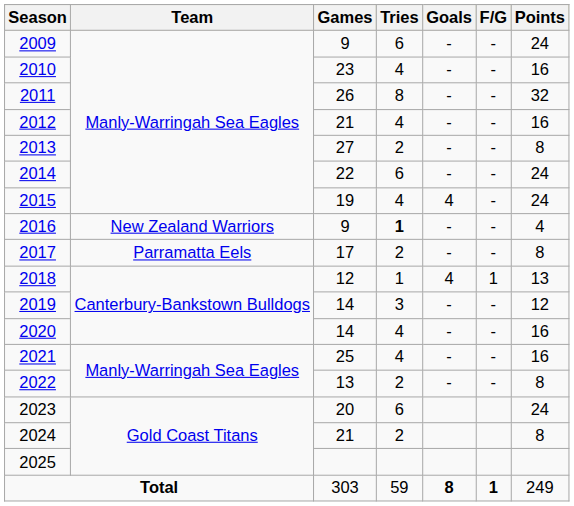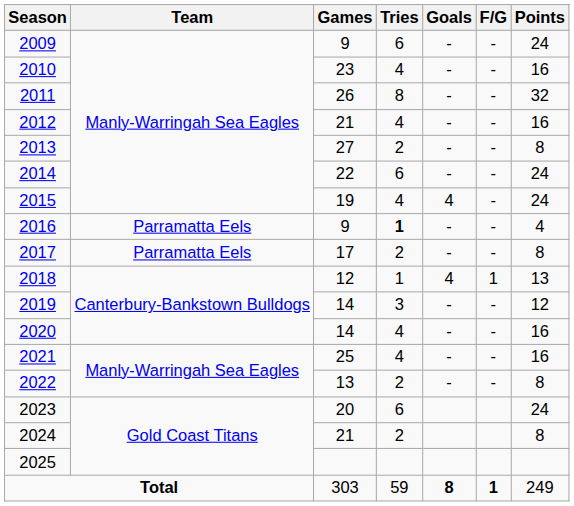(192, 226) New Zealand Warriors -> (192, 226) Parramatta Eels
